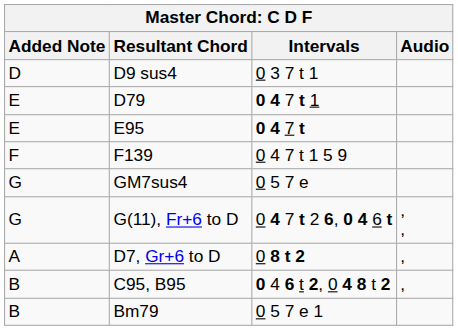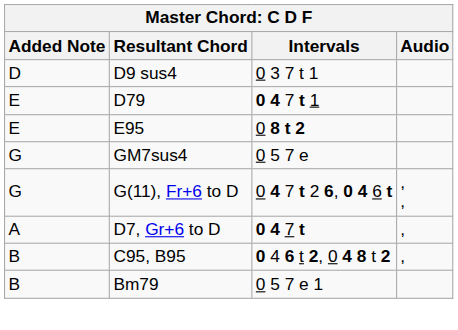(280, 127) 0 4 7 t -> (280, 127) 0 8 t 2
- row: (133, 155)
(280, 256) 0 8 t 2 -> (280, 229) 0 4 7 t
